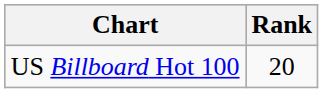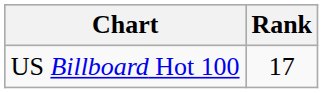(282, 66) 20 -> (282, 66) 17
